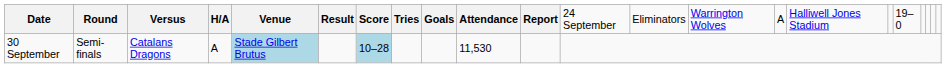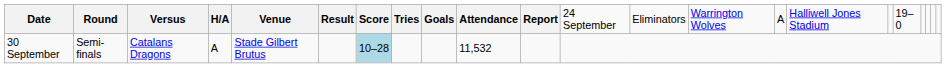(266, 48) lightblue background -> (266, 48) no background
(475, 48) 11,530 -> (475, 48) 11,532
